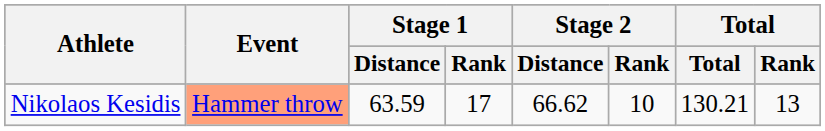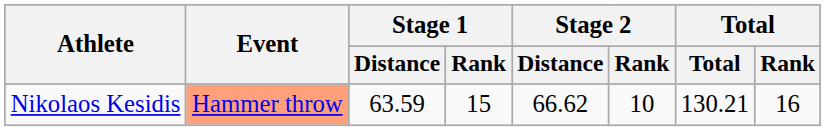(479, 104) 17 -> (479, 104) 15
(788, 104) 13 -> (788, 104) 16
